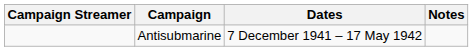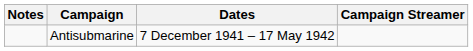columns swapped: (69, 14) <-> (446, 14)
